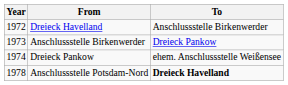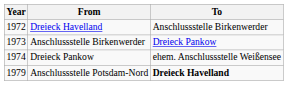(16, 73) 1978 -> (16, 73) 1979
